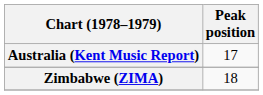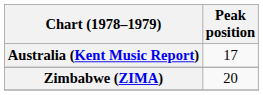(230, 78) 18 -> (230, 78) 20
